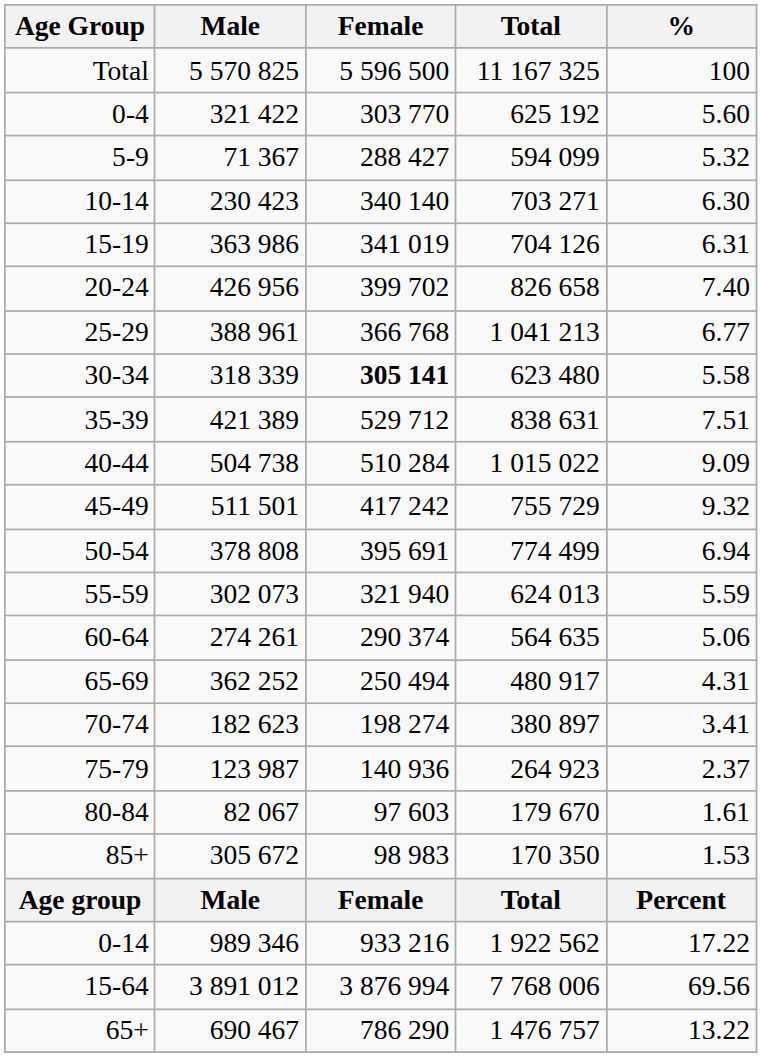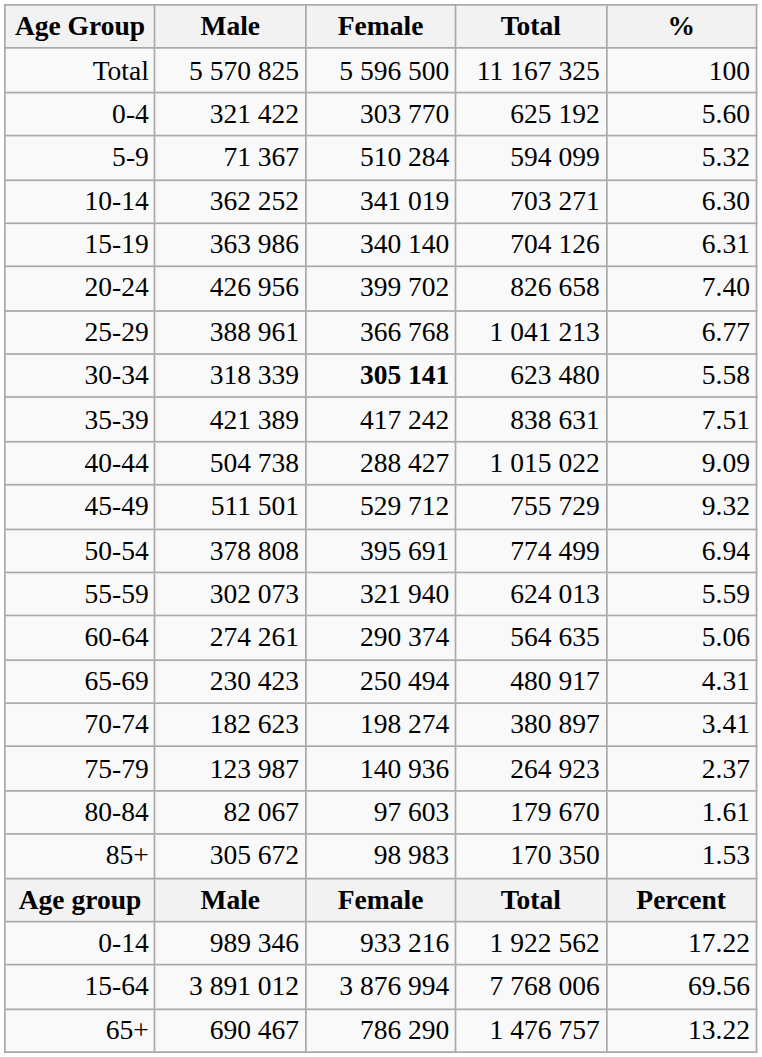(405, 157) 288 427 -> (405, 157) 510 284
(254, 200) 230 423 -> (254, 200) 362 252
(405, 200) 340 140 -> (405, 200) 341 019
(405, 244) 341 019 -> (405, 244) 340 140
(405, 419) 529 712 -> (405, 419) 417 242
(405, 462) 510 284 -> (405, 462) 288 427
(405, 506) 417 242 -> (405, 506) 529 712
(254, 680) 362 252 -> (254, 680) 230 423
